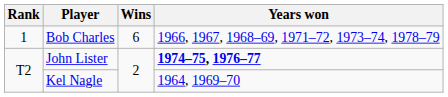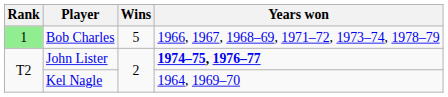(24, 37) no background -> (24, 37) lightgreen background
(136, 37) 6 -> (136, 37) 5
